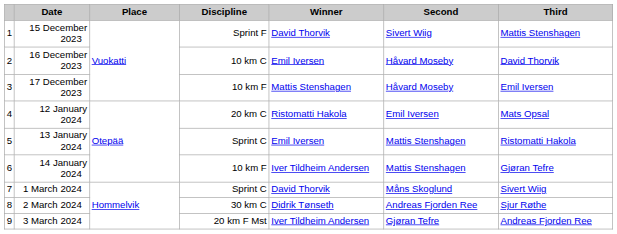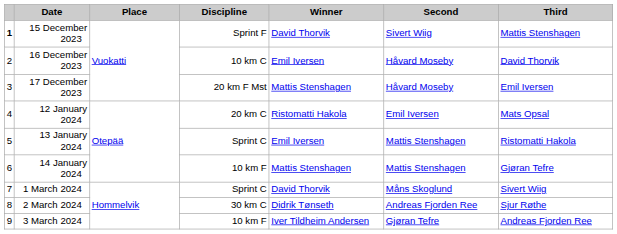(9, 33) normal -> (9, 33) bold
(249, 87) 10 km F -> (240, 87) 20 km F Mst
(320, 168) Iver Tildheim Andersen -> (311, 168) Mattis Stenshagen
(240, 221) 20 km F Mst -> (249, 221) 10 km F
